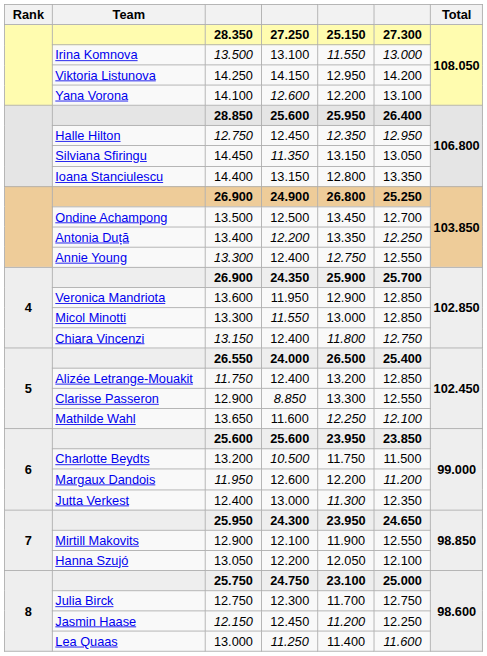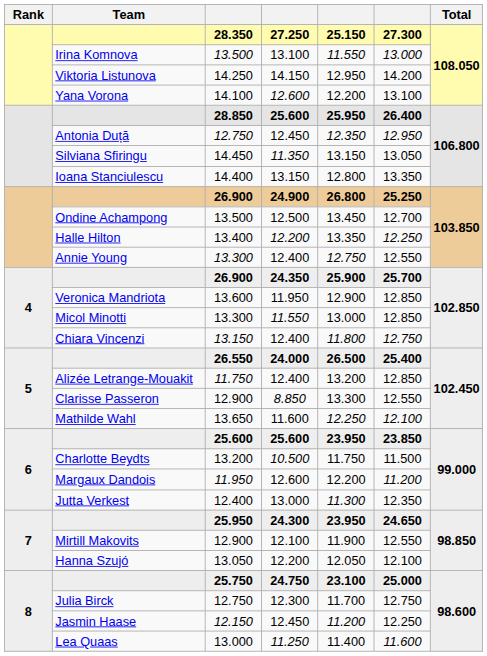(88, 136) Halle Hilton -> (92, 136) Antonia Duță
(92, 237) Antonia Duță -> (88, 237) Halle Hilton
